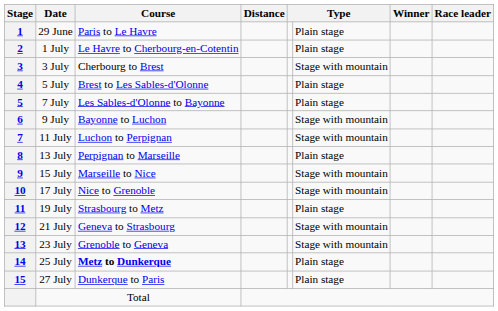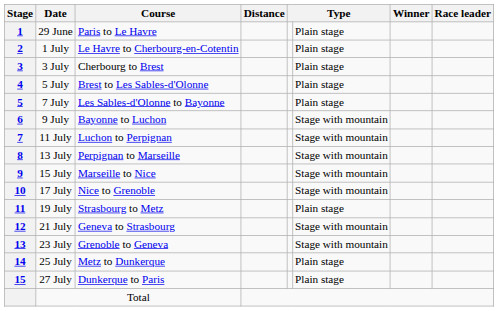(341, 66) Stage with mountain -> (319, 66) Plain stage
(319, 155) Plain stage -> (341, 155) Stage with mountain
(124, 262) bold -> (121, 262) normal
